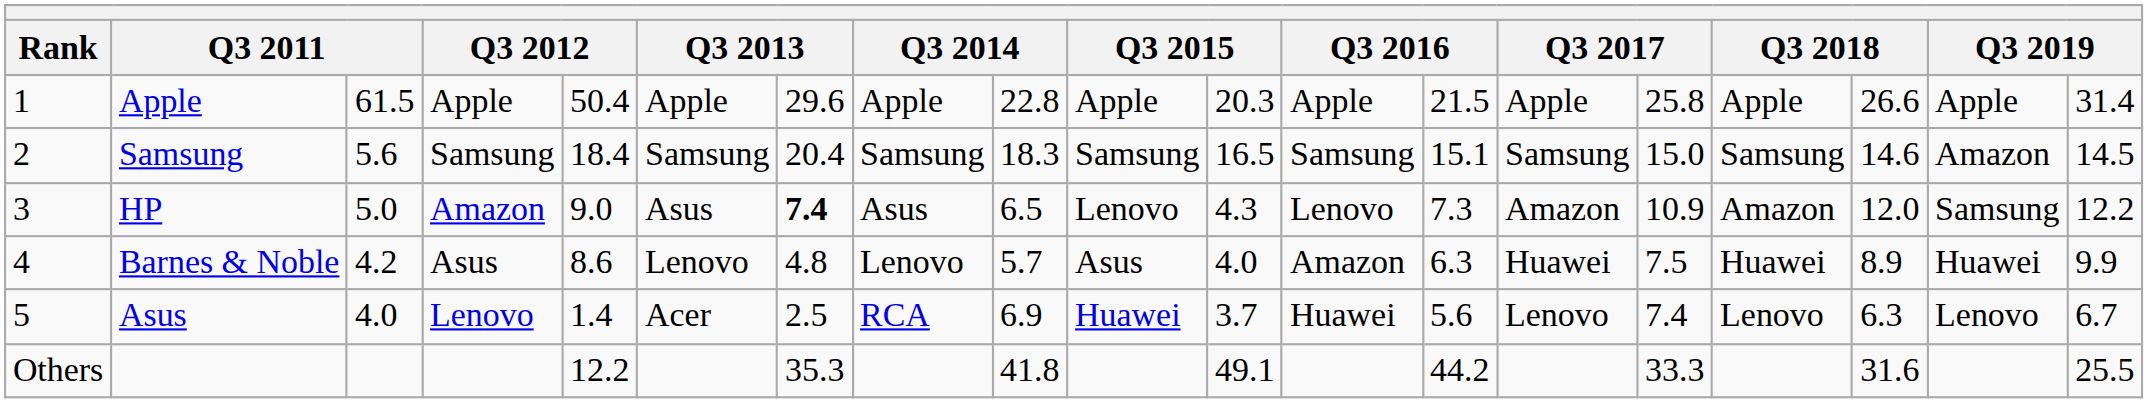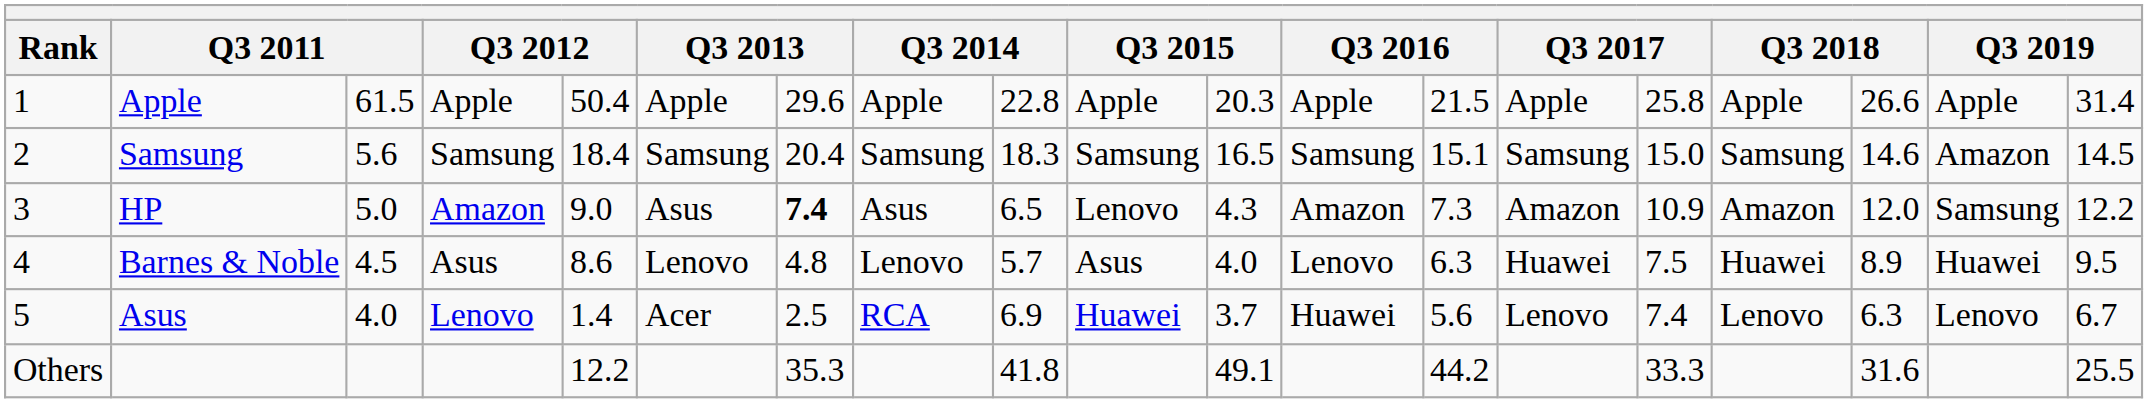(1342, 208) Lenovo -> (1348, 208) Amazon
(376, 262) 4.2 -> (376, 262) 4.5
(1348, 262) Amazon -> (1342, 262) Lenovo
(2096, 262) 9.9 -> (2096, 262) 9.5
